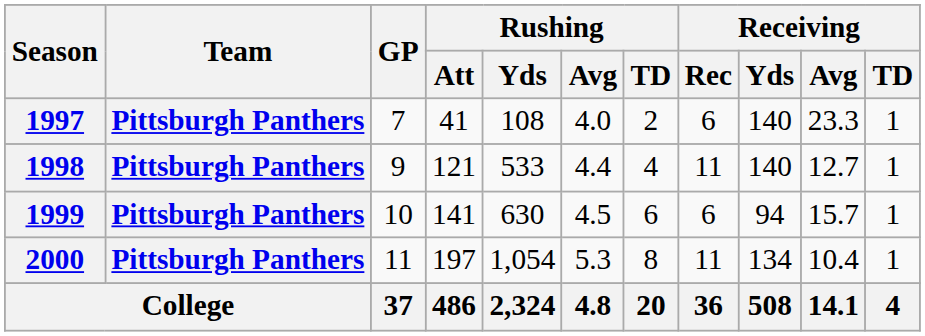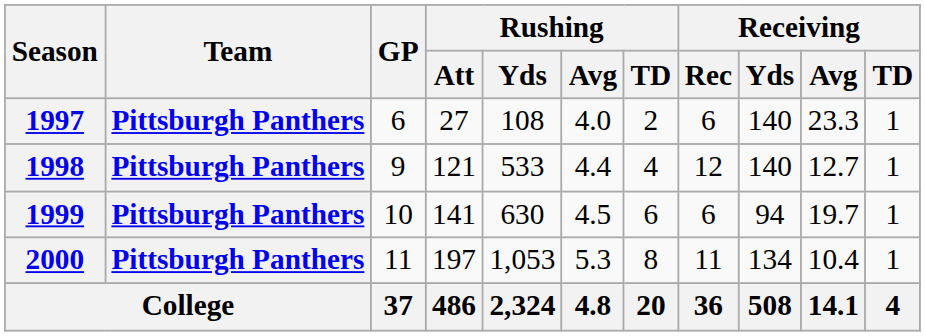(398, 120) 7 -> (398, 120) 6
(454, 120) 41 -> (454, 120) 27
(708, 167) 11 -> (708, 167) 12
(833, 213) 15.7 -> (833, 213) 19.7
(522, 259) 1,054 -> (522, 259) 1,053
